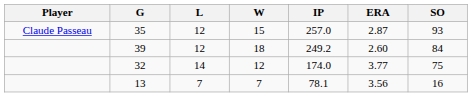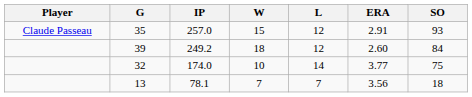columns swapped: (318, 13) <-> (199, 13)
(378, 30) 2.87 -> (378, 30) 2.91
(259, 65) 12 -> (259, 65) 10
(438, 83) 16 -> (438, 83) 18
